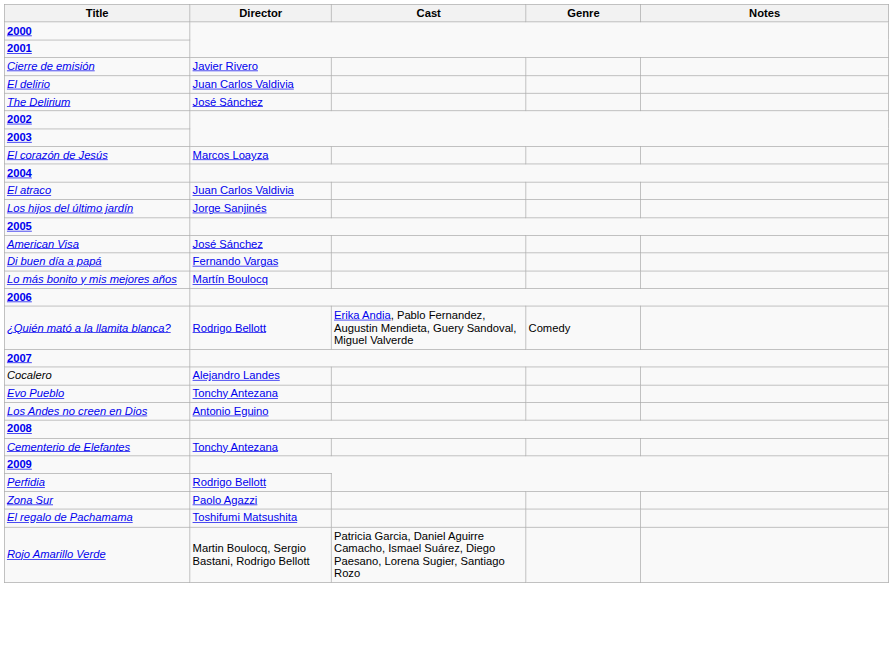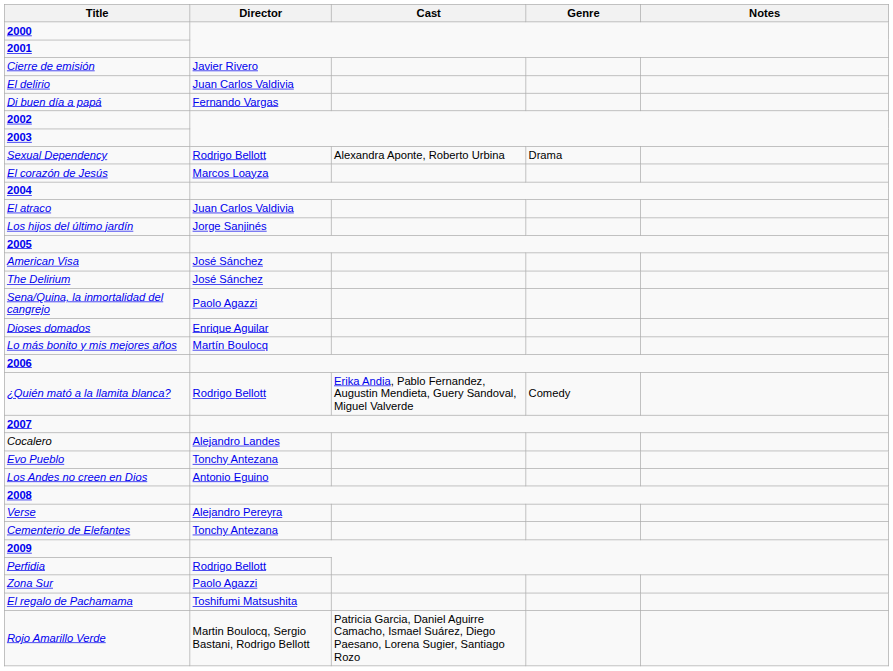rows swapped: (39, 102) <-> (54, 262)
+ row: (57, 155)
+ row: (85, 303)
+ row: (49, 327)
+ row: (21, 513)
